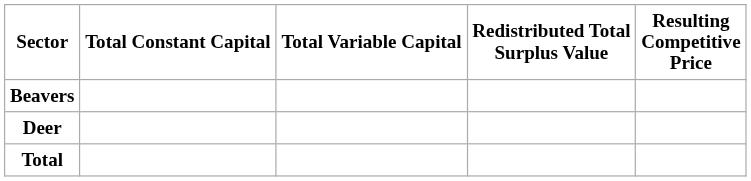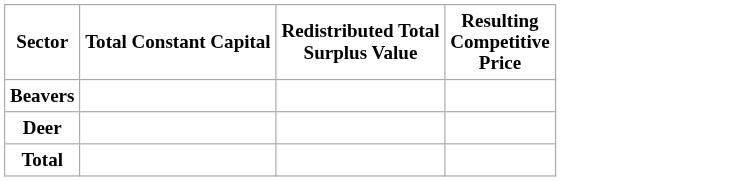- column: (371, 41)
